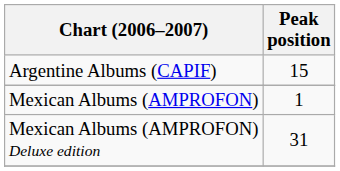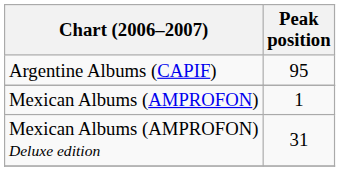(299, 70) 15 -> (299, 70) 95
